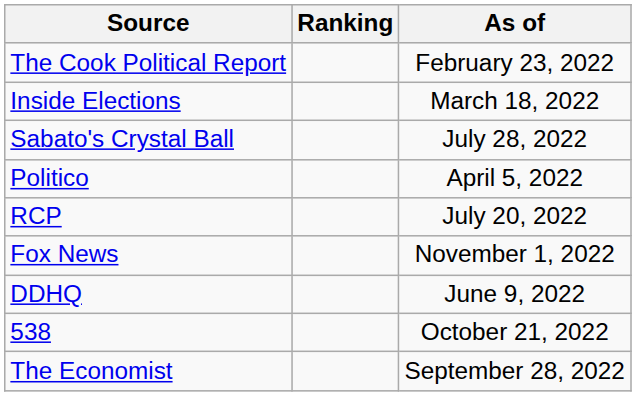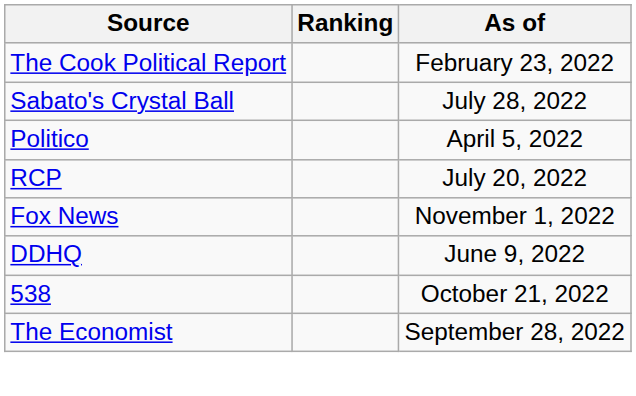- row: (96, 100)
